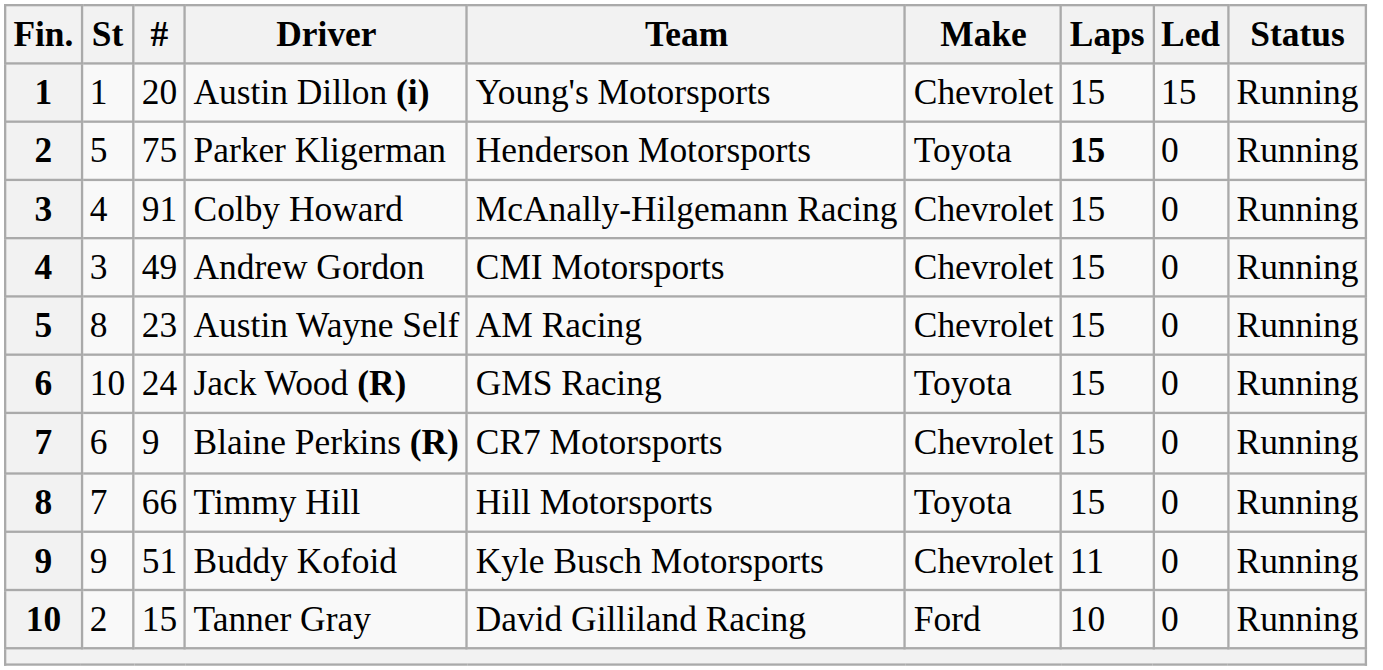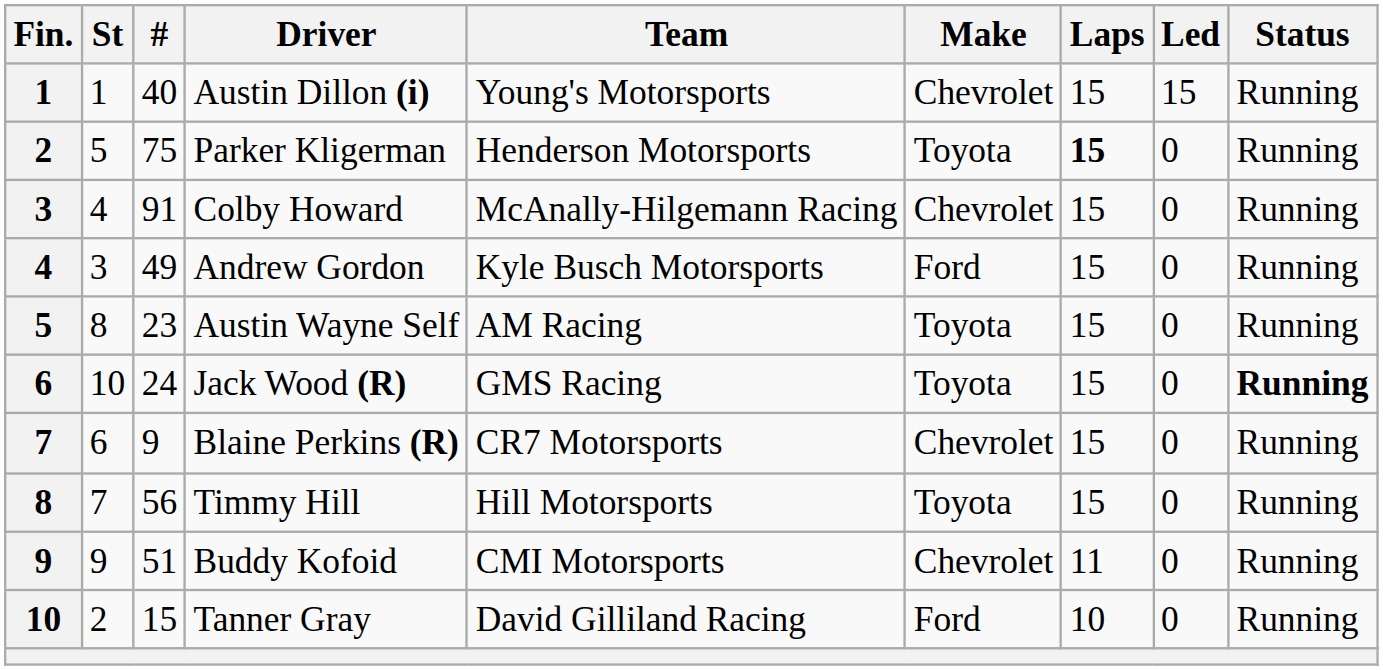(159, 92) 20 -> (159, 92) 40
(600, 267) CMI Motorsports -> (650, 267) Kyle Busch Motorsports
(984, 267) Chevrolet -> (947, 267) Ford
(984, 325) Chevrolet -> (963, 325) Toyota
(1297, 384) normal -> (1302, 384) bold
(159, 501) 66 -> (159, 501) 56
(650, 559) Kyle Busch Motorsports -> (600, 559) CMI Motorsports
